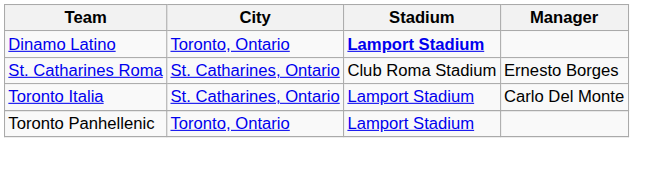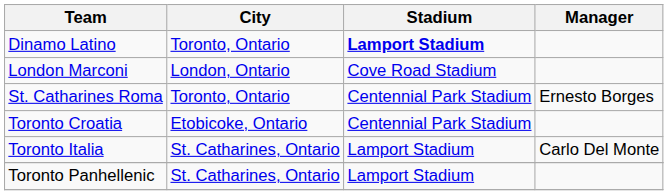+ row: (68, 70)
(255, 70) St. Catharines, Ontario -> (230, 96) Toronto, Ontario
(422, 70) Club Roma Stadium -> (439, 96) Centennial Park Stadium
+ row: (65, 123)
(230, 123) Toronto, Ontario -> (255, 176) St. Catharines, Ontario
